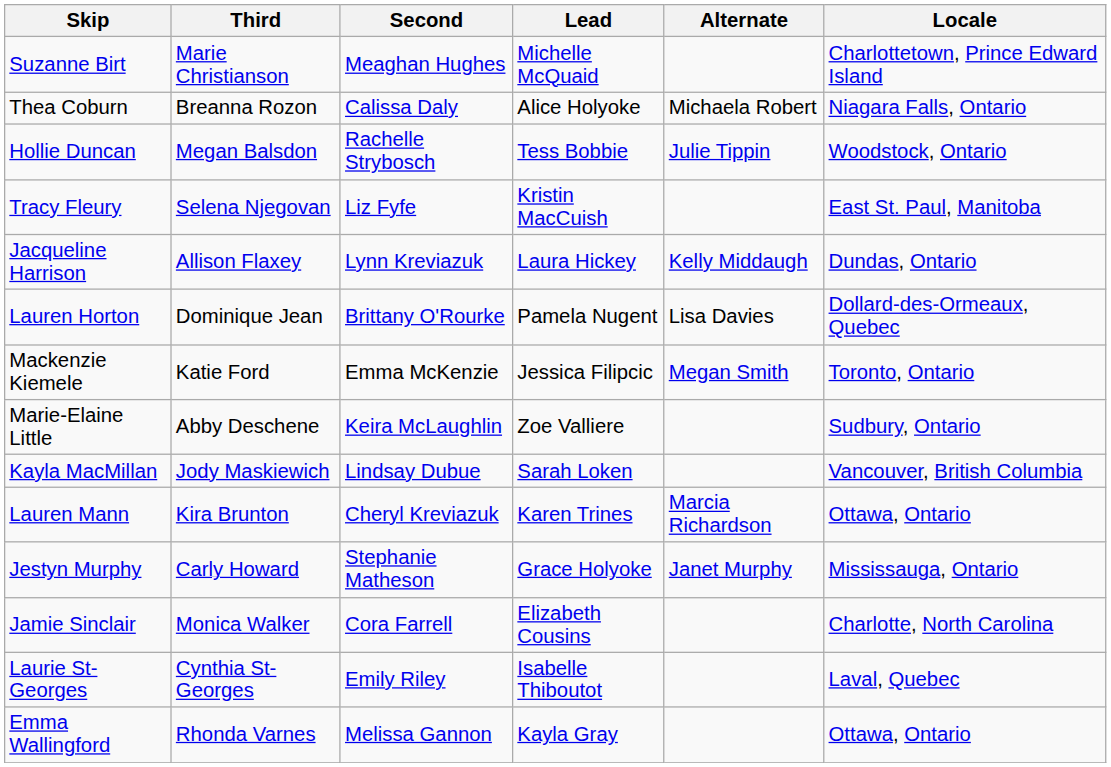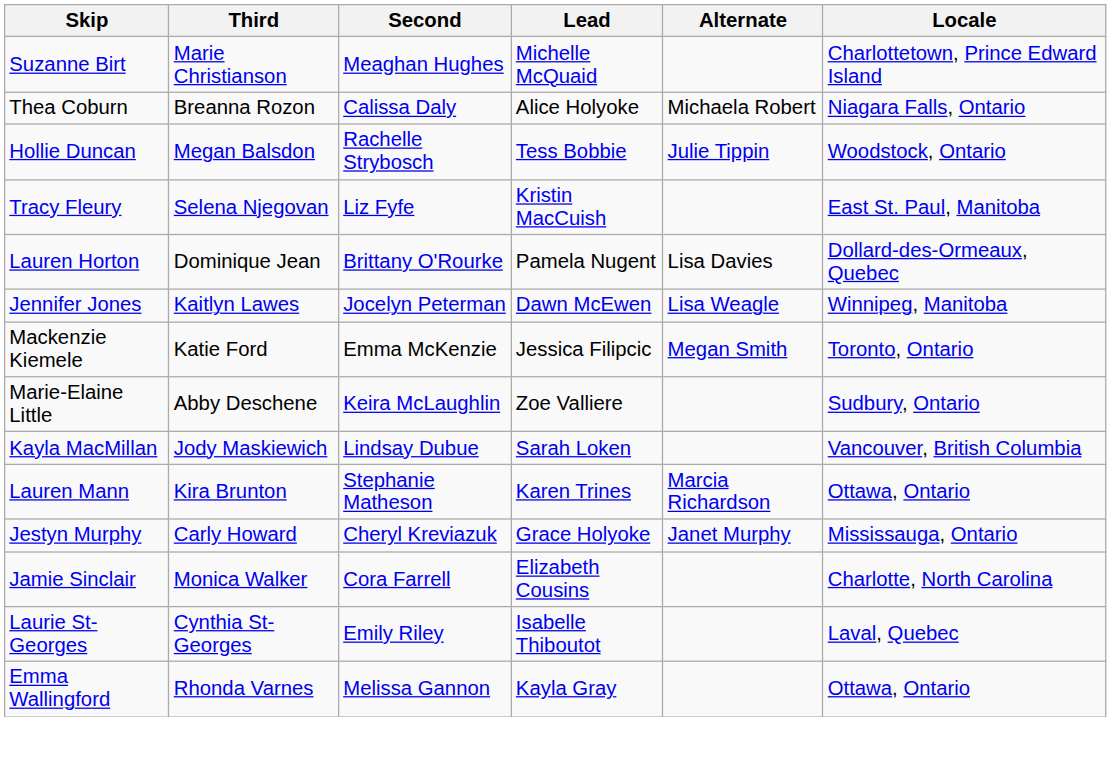- row: (58, 261)
+ row: (75, 305)
(422, 514) Cheryl Kreviazuk -> (389, 491) Stephanie Matheson
(391, 569) Stephanie Matheson -> (420, 535) Cheryl Kreviazuk
